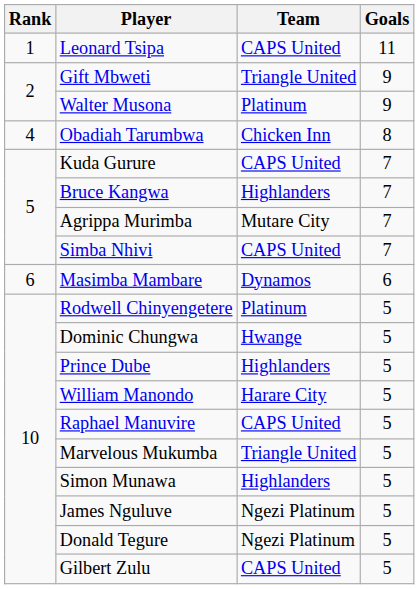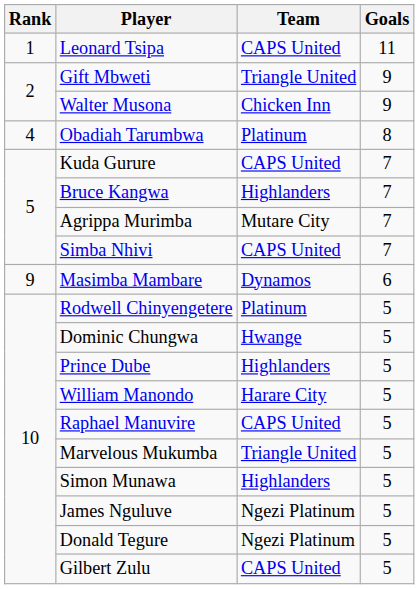(274, 105) Platinum -> (286, 105) Chicken Inn
(286, 134) Chicken Inn -> (274, 134) Platinum
(30, 279) 6 -> (30, 279) 9
